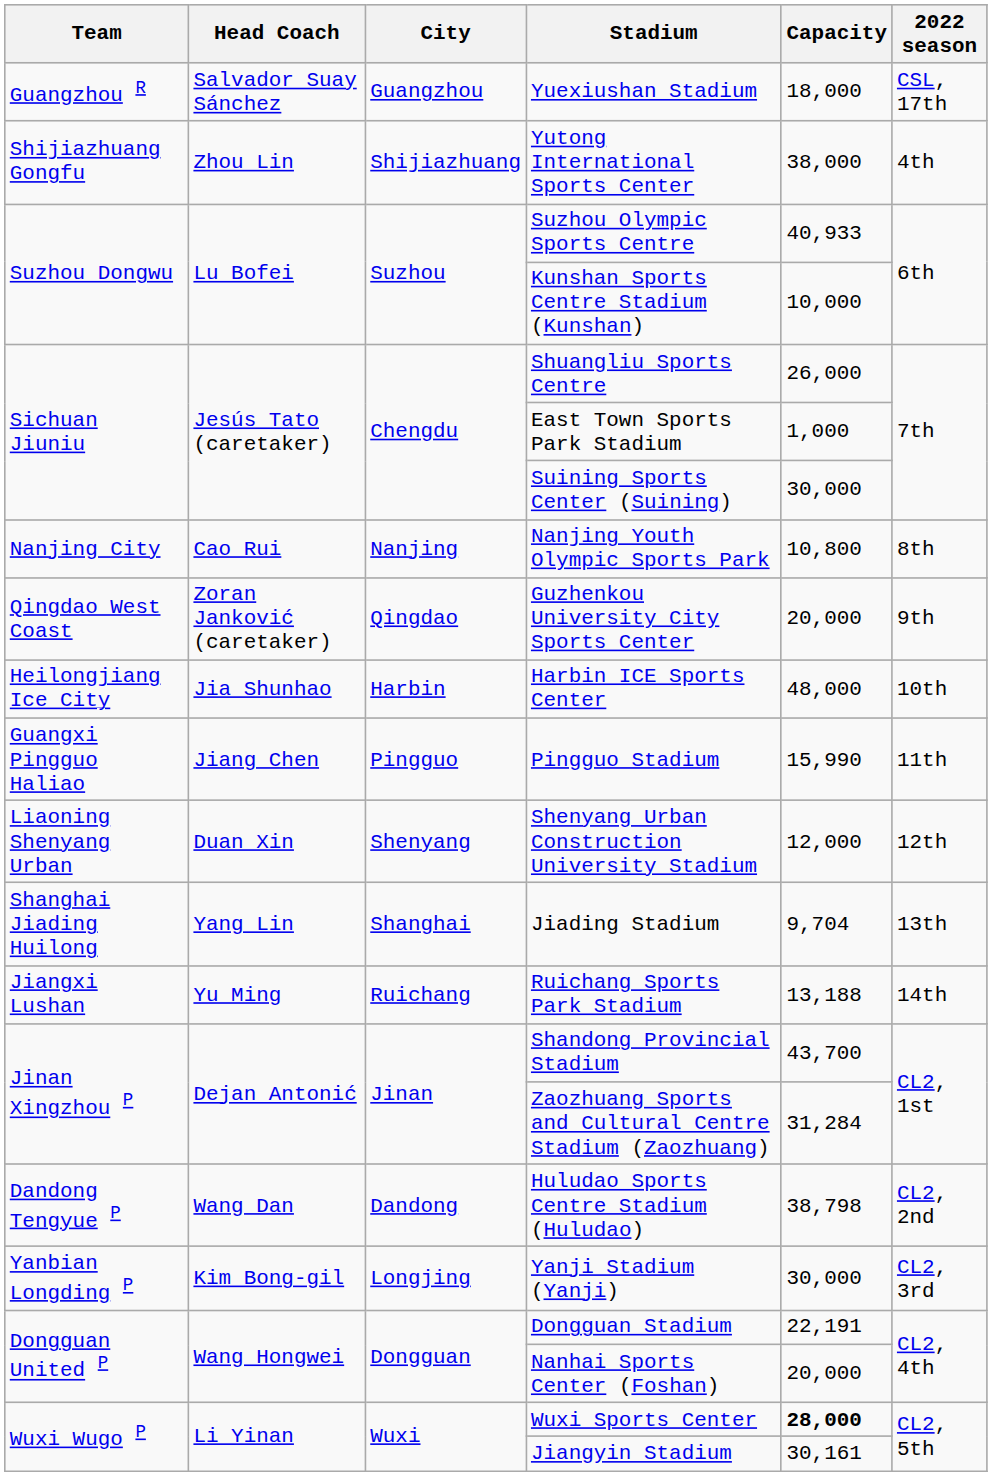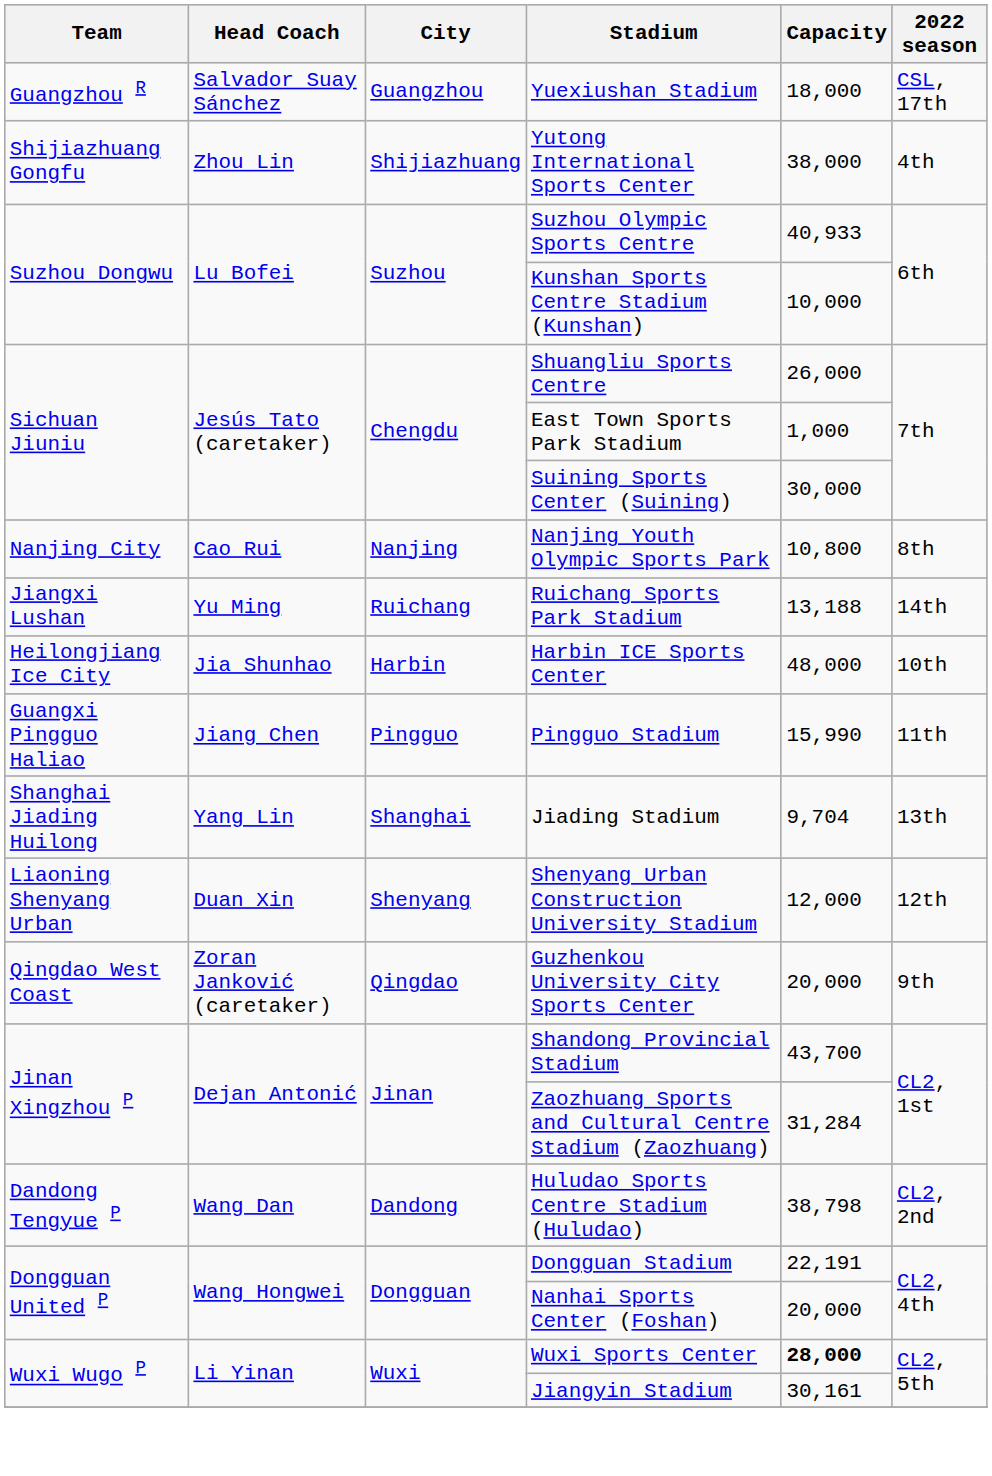rows swapped: (625, 619) <-> (625, 995)
rows swapped: (644, 842) <-> (625, 924)
- row: (613, 1279)
